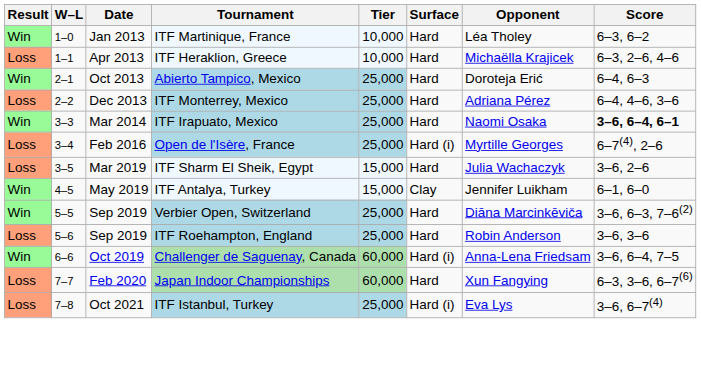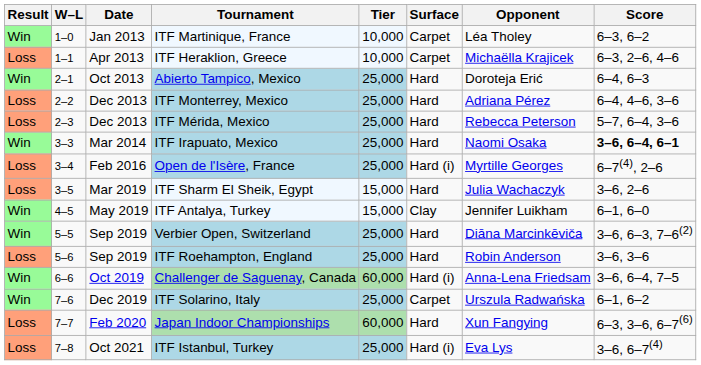(424, 36) Hard -> (430, 36) Carpet
(424, 57) Hard -> (430, 57) Carpet
+ row: (212, 121)
+ row: (207, 299)
